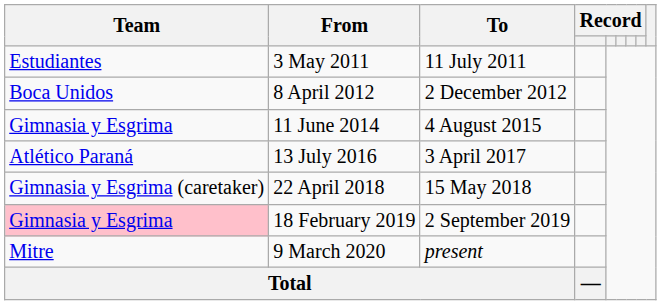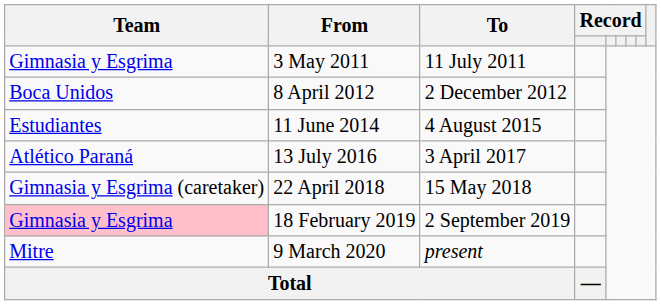(55, 61) Estudiantes -> (91, 61) Gimnasia y Esgrima
(91, 124) Gimnasia y Esgrima -> (55, 124) Estudiantes
